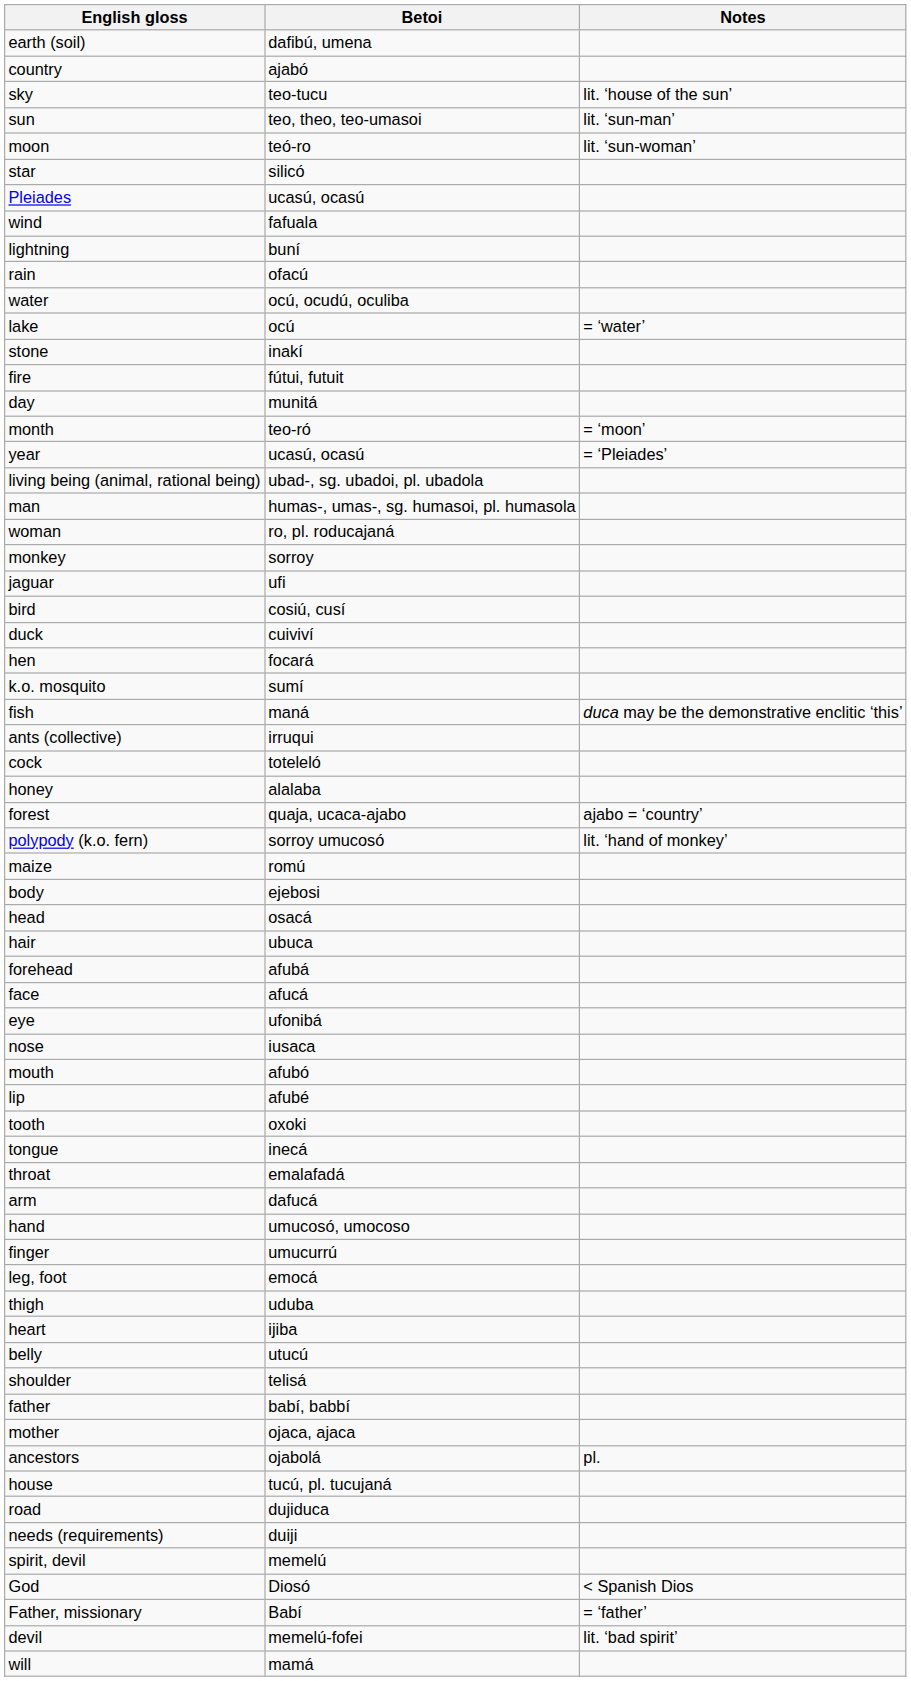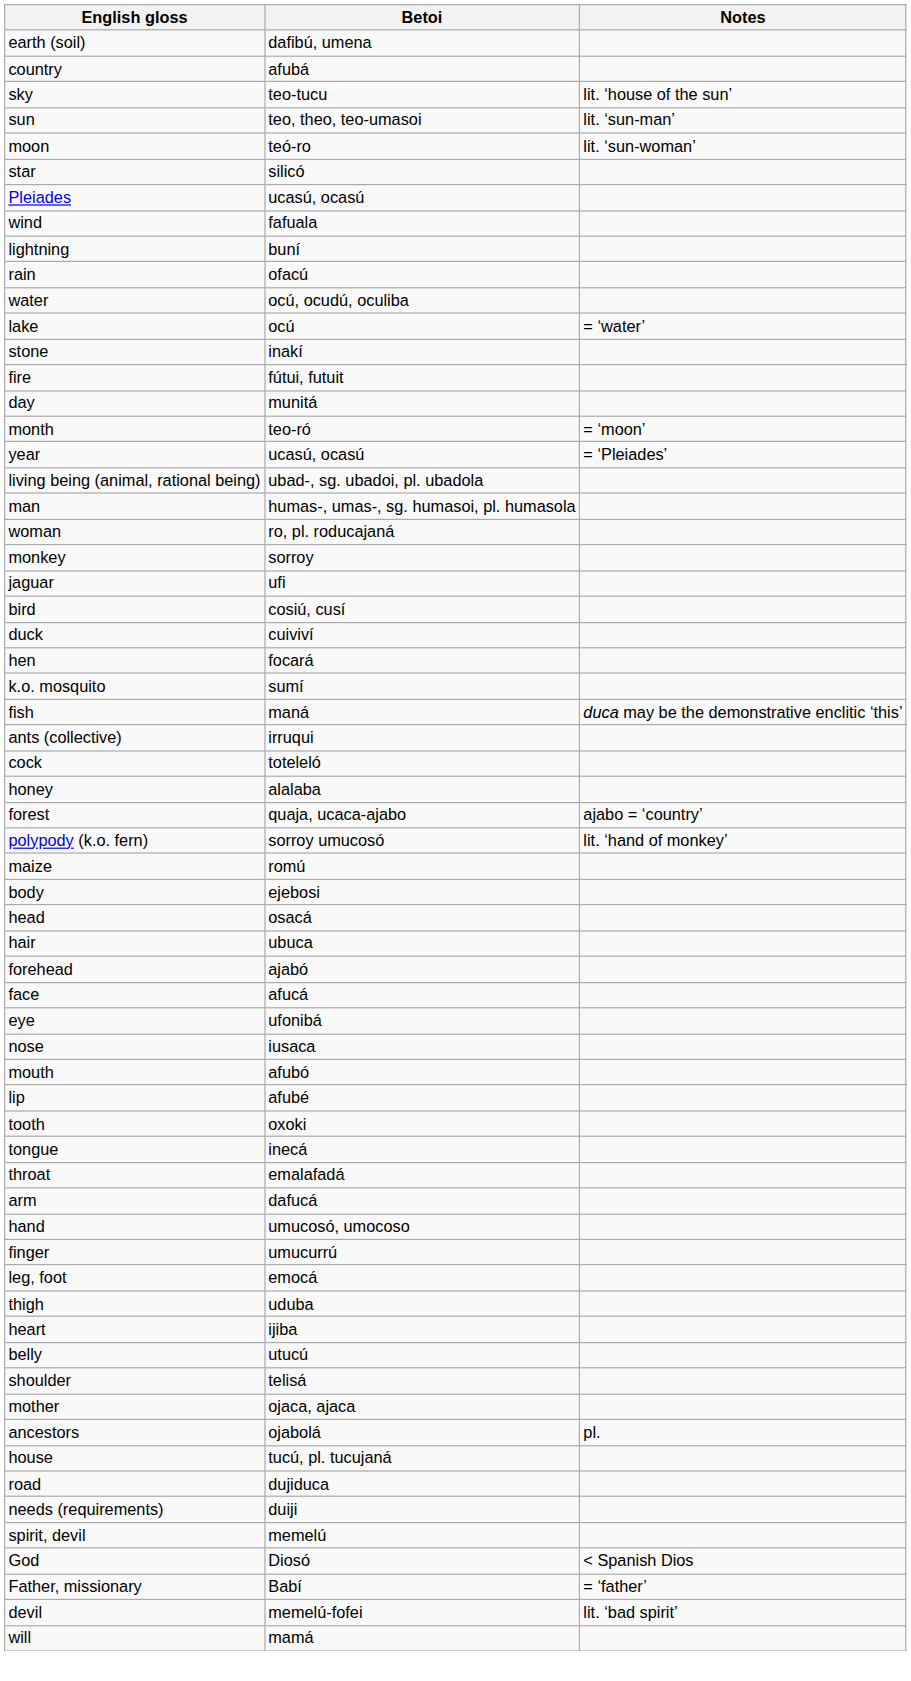(288, 69) ajabó -> (289, 69) afubá
(289, 969) afubá -> (288, 969) ajabó
- row: (29, 1406)
